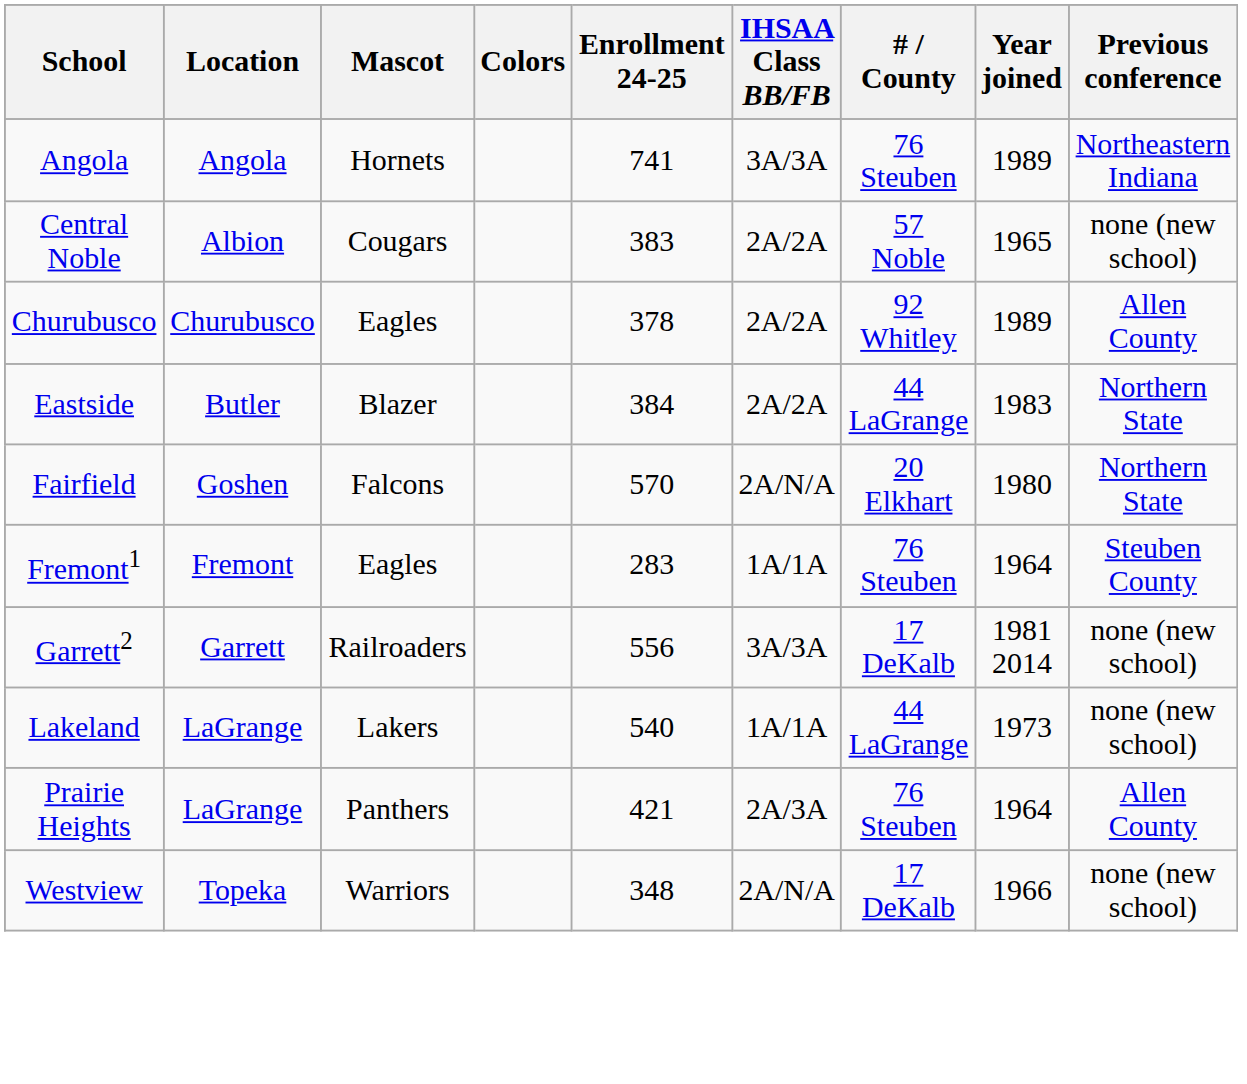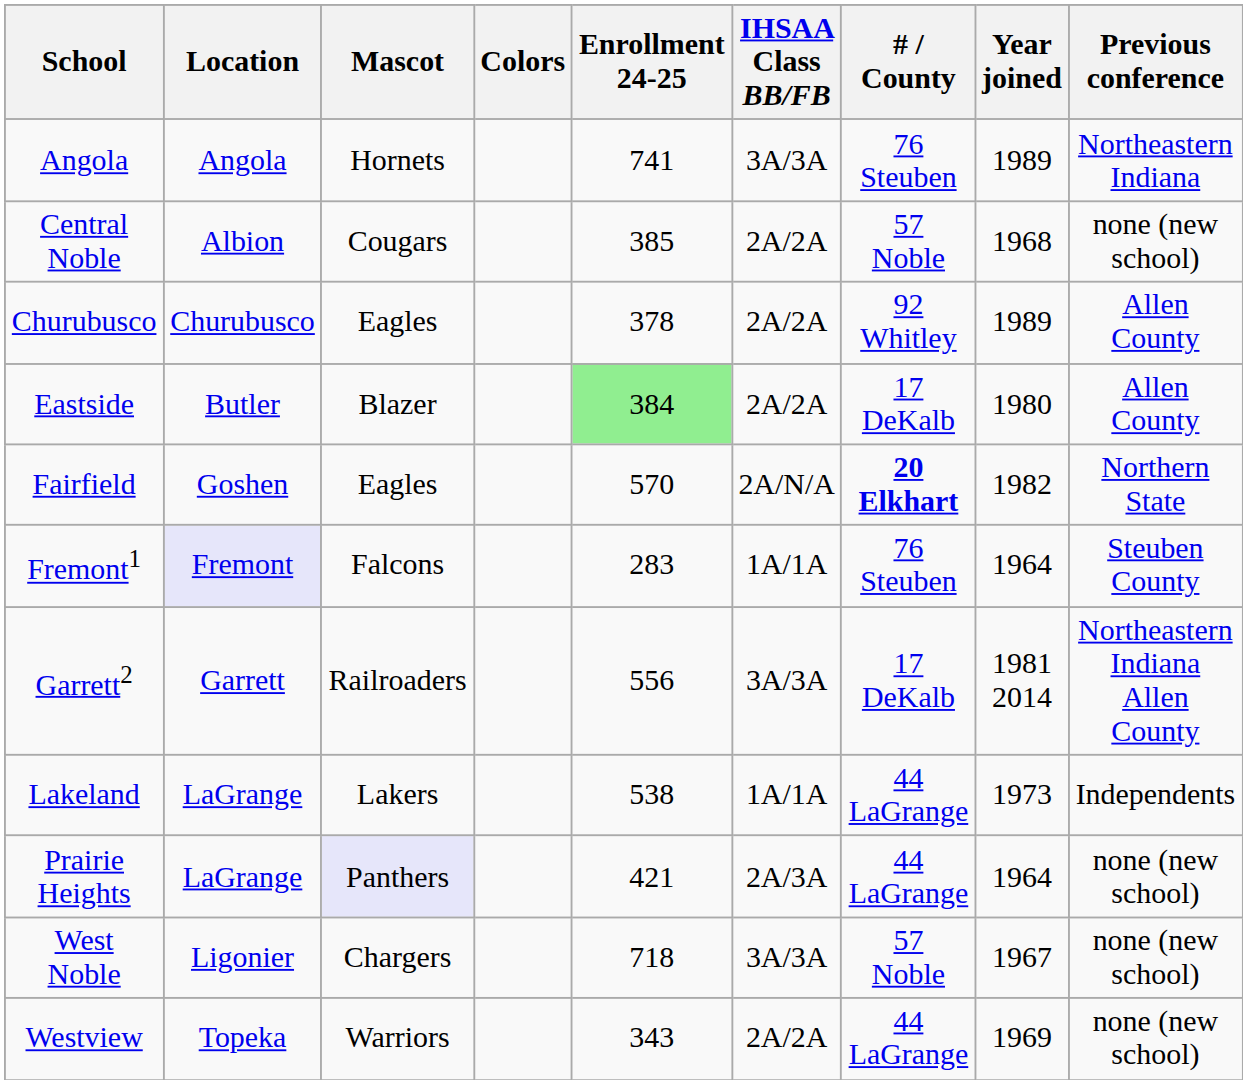(652, 240) 383 -> (652, 240) 385
(1022, 240) 1965 -> (1022, 240) 1968
(652, 403) no background -> (652, 403) lightgreen background
(908, 403) 44 LaGrange -> (908, 403) 17 DeKalb
(1022, 403) 1983 -> (1022, 403) 1980
(1153, 403) Northern State -> (1155, 403) Allen County
(398, 484) Falcons -> (398, 484) Eagles
(908, 484) normal -> (908, 484) bold
(1022, 484) 1980 -> (1022, 484) 1982
(243, 565) no background -> (243, 565) lavender background
(398, 565) Eagles -> (398, 565) Falcons
(1153, 646) none (new school) -> (1155, 680) Northeastern Indiana Allen County
(652, 727) 540 -> (652, 794) 538
(1153, 727) none (new school) -> (1155, 794) Independents
(398, 808) no background -> (398, 876) lavender background
(908, 808) 76 Steuben -> (908, 876) 44 LaGrange
(1153, 808) Allen County -> (1155, 876) none (new school)
+ row: (84, 957)
(652, 889) 348 -> (652, 1038) 343
(787, 889) 2A/N/A -> (787, 1038) 2A/2A
(908, 889) 17 DeKalb -> (908, 1038) 44 LaGrange
(1022, 889) 1966 -> (1022, 1038) 1969
